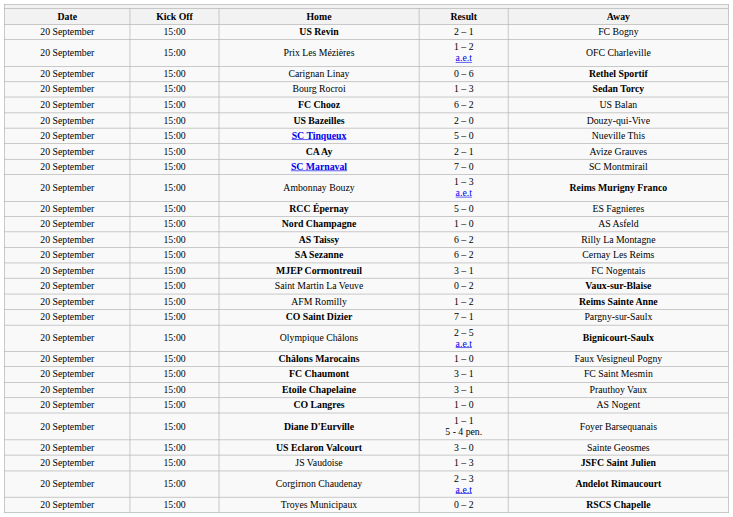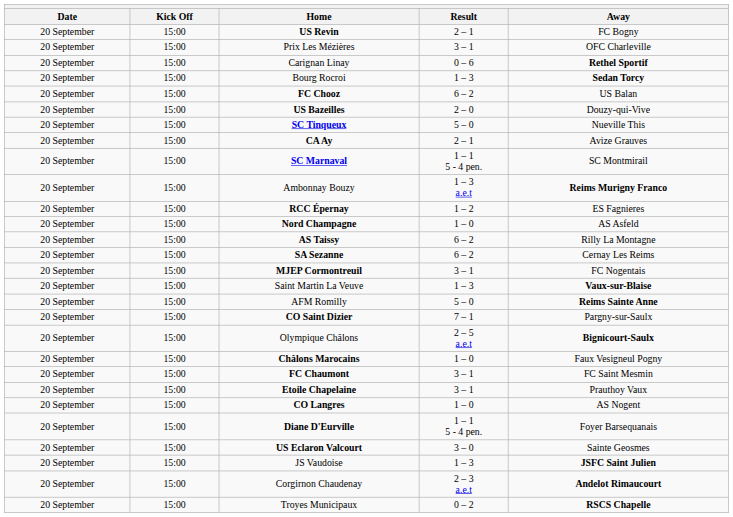(464, 53) 1 – 2 a.e.t -> (464, 47) 3 – 1
(464, 167) 7 – 0 -> (464, 161) 1 – 1 5 - 4 pen.
(464, 208) 5 – 0 -> (464, 208) 1 – 2
(464, 286) 0 – 2 -> (464, 286) 1 – 3
(464, 301) 1 – 2 -> (464, 301) 5 – 0
